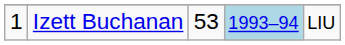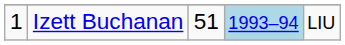(206, 22) 53 -> (206, 22) 51
